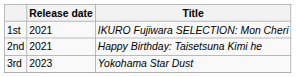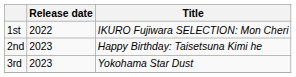(41, 30) 2021 -> (41, 30) 2022
(41, 47) 2021 -> (41, 47) 2023
